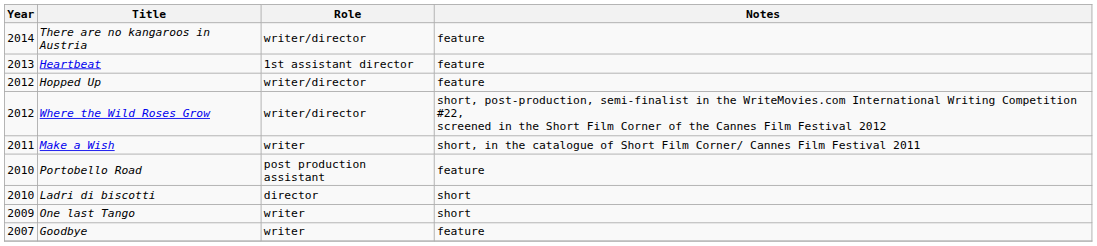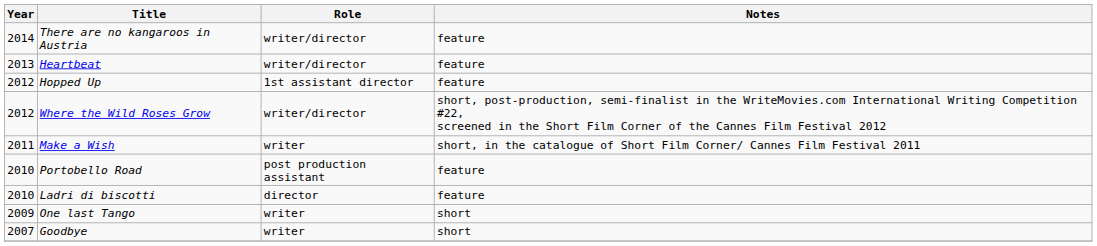(339, 64) 1st assistant director -> (315, 64) writer/director
(315, 82) writer/director -> (339, 82) 1st assistant director
(454, 195) short -> (461, 195) feature
(461, 232) feature -> (454, 232) short
